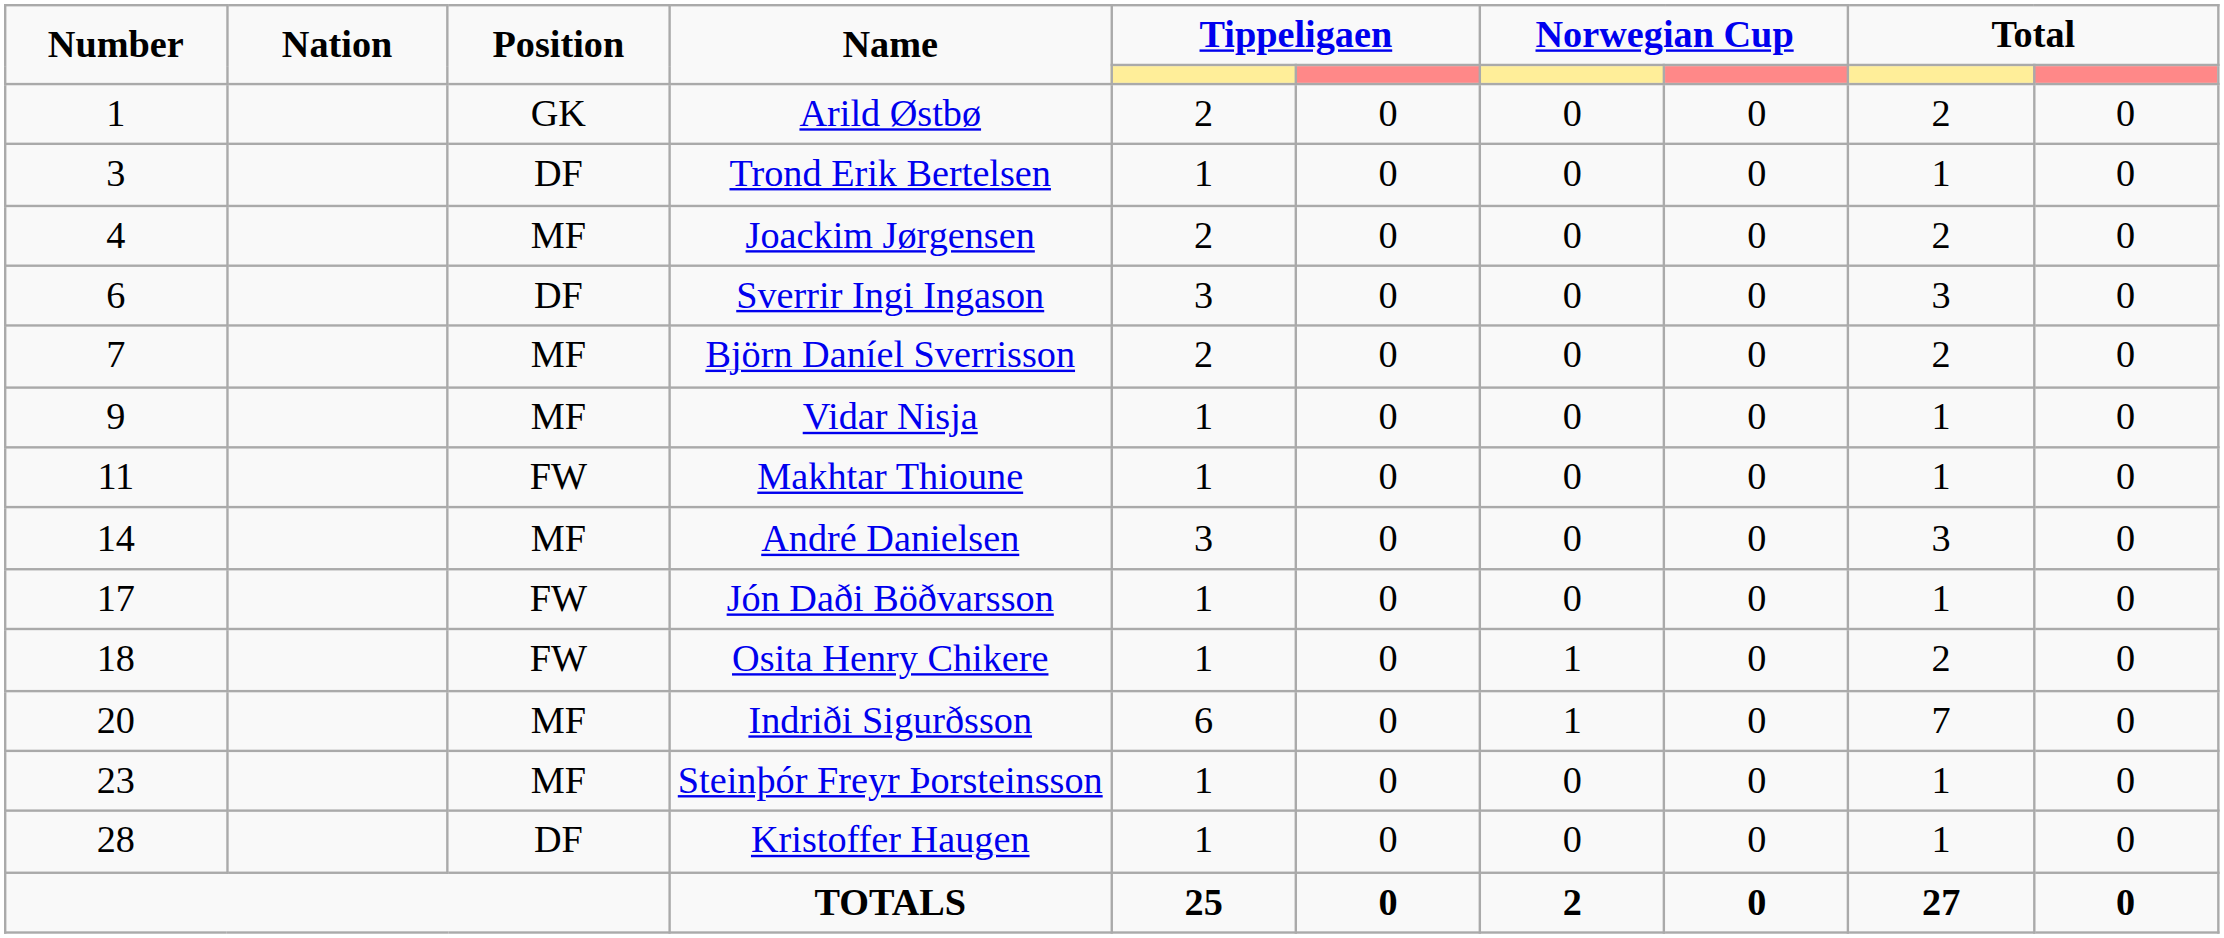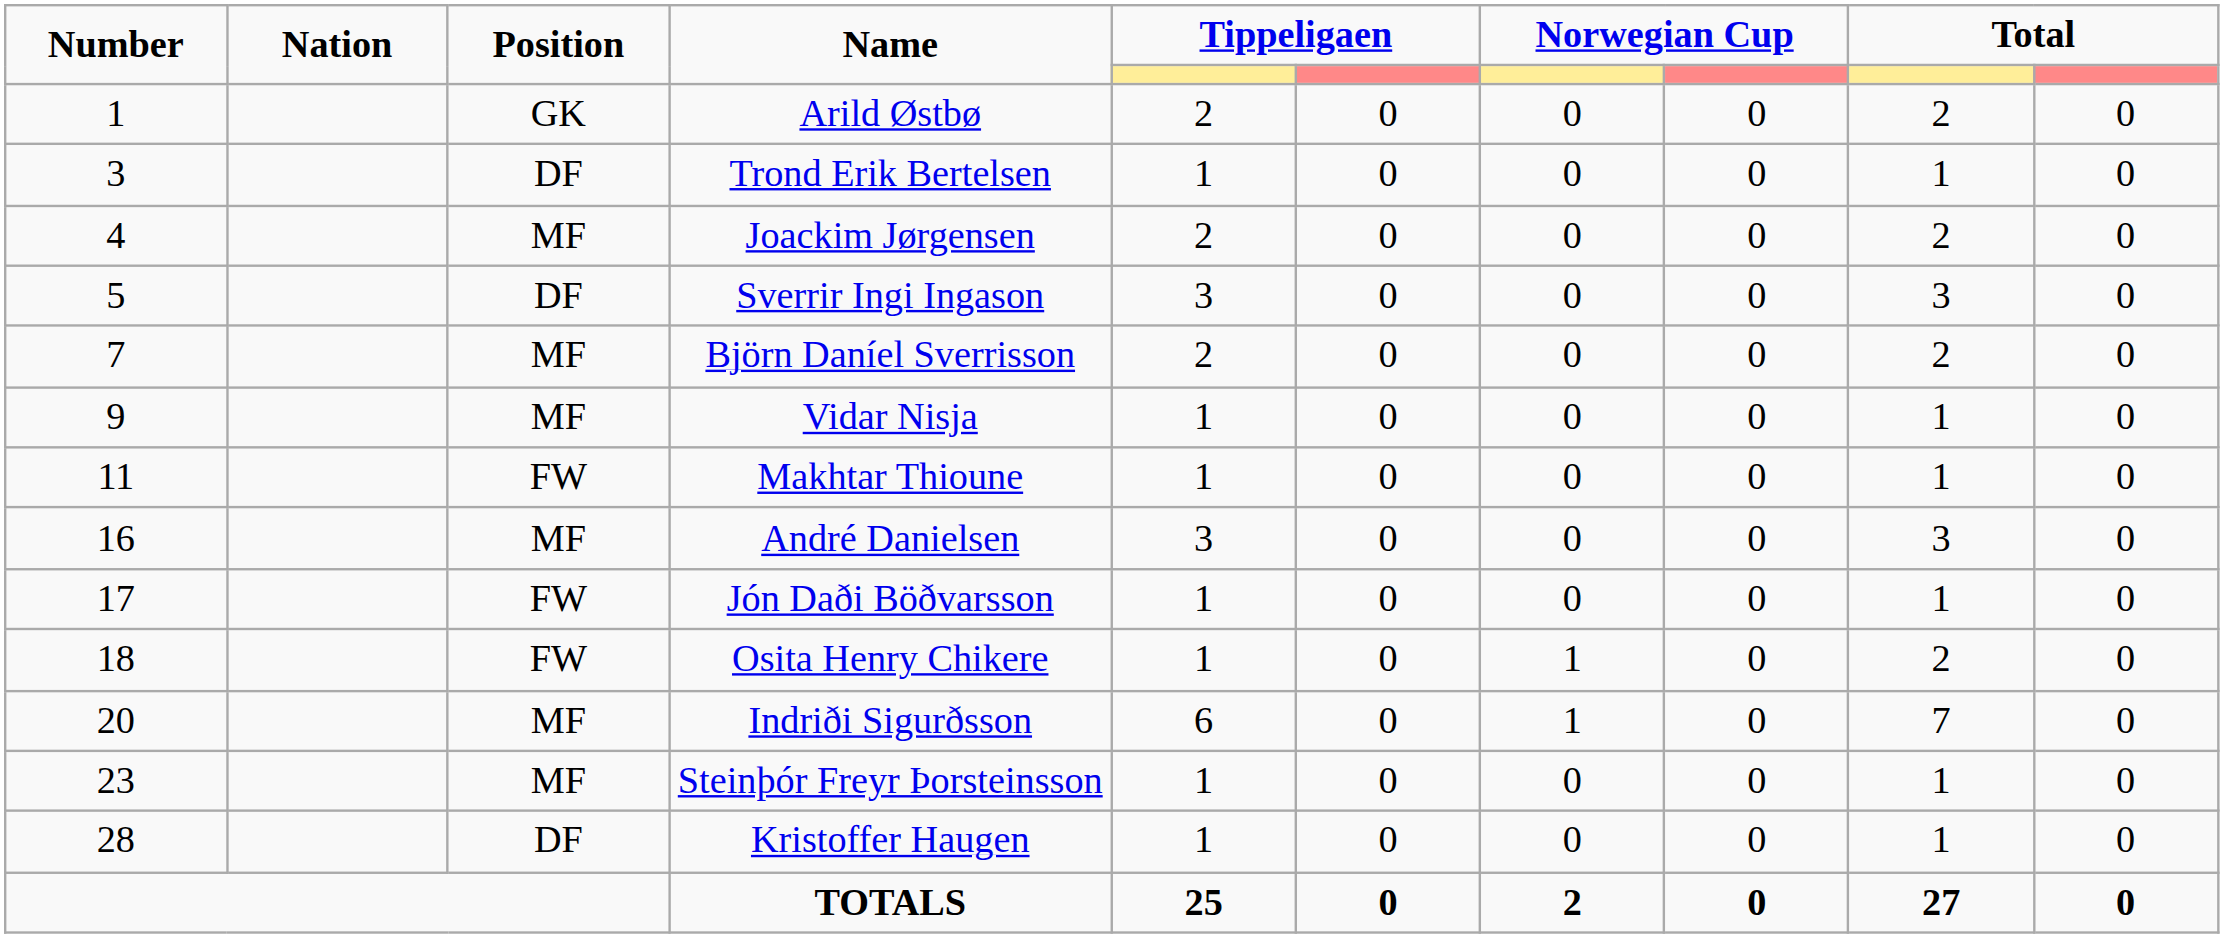(116, 295) 6 -> (116, 295) 5
(116, 537) 14 -> (116, 537) 16
